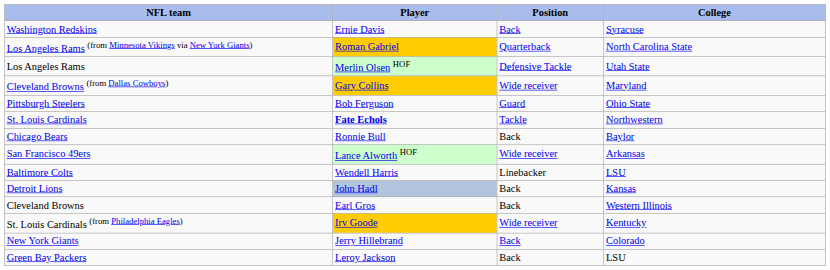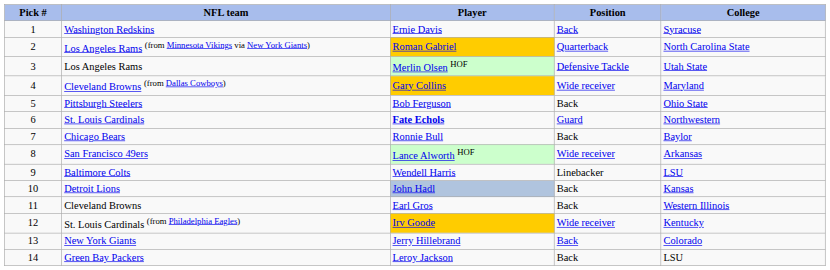+ column: (33, 12)
(512, 103) Guard -> (567, 103) Back
(513, 120) Tackle -> (570, 120) Guard
